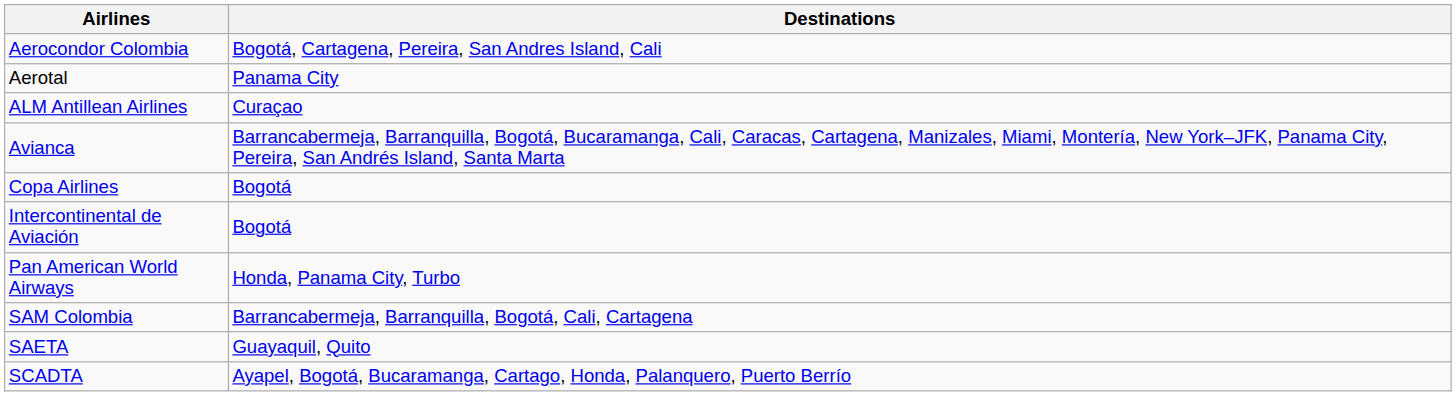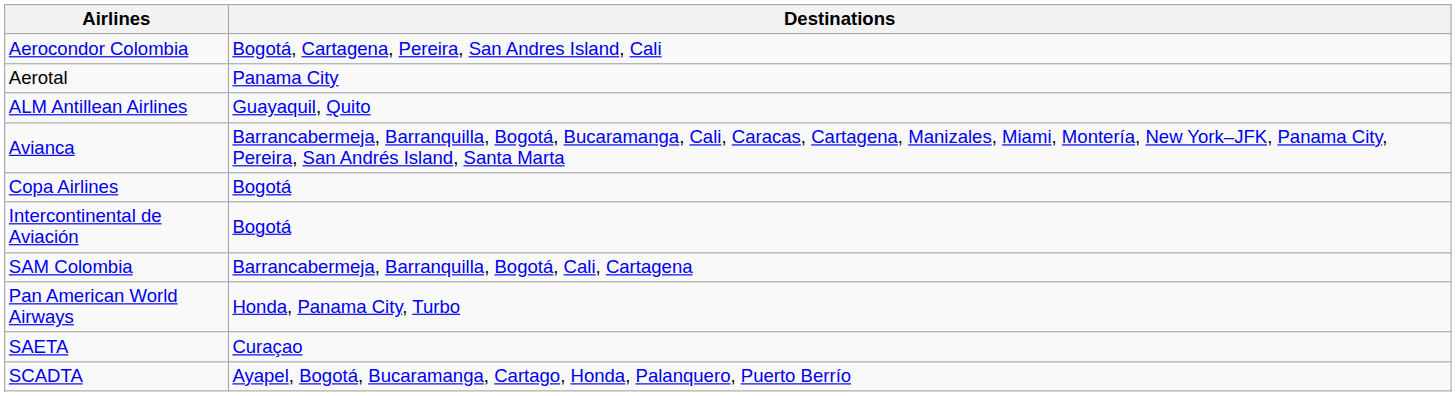(267, 107) Curaçao -> (302, 107) Guayaquil, Quito
rows swapped: (93, 277) <-> (71, 317)
(302, 346) Guayaquil, Quito -> (267, 346) Curaçao
